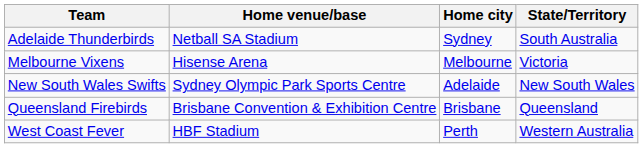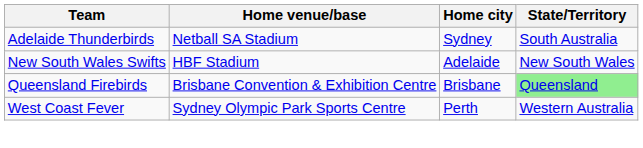- row: (66, 62)
(289, 85) Sydney Olympic Park Sports Centre -> (216, 62) HBF Stadium
(559, 108) no background -> (559, 85) lightgreen background
(216, 131) HBF Stadium -> (289, 108) Sydney Olympic Park Sports Centre
